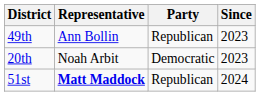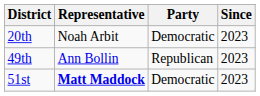rows swapped: (20, 58) <-> (20, 36)
(182, 79) Republican -> (183, 79) Democratic
(234, 79) 2024 -> (234, 79) 2023
